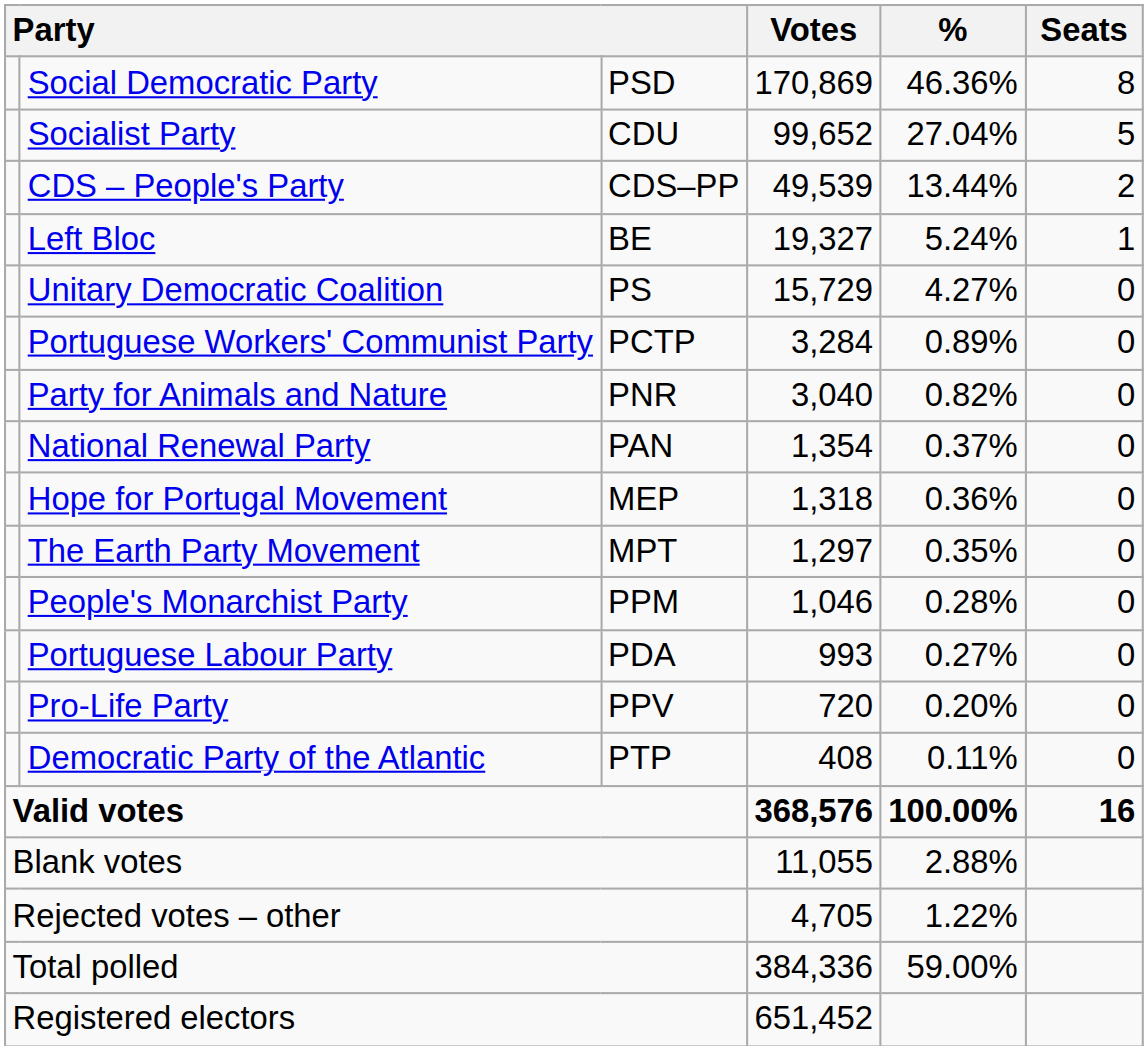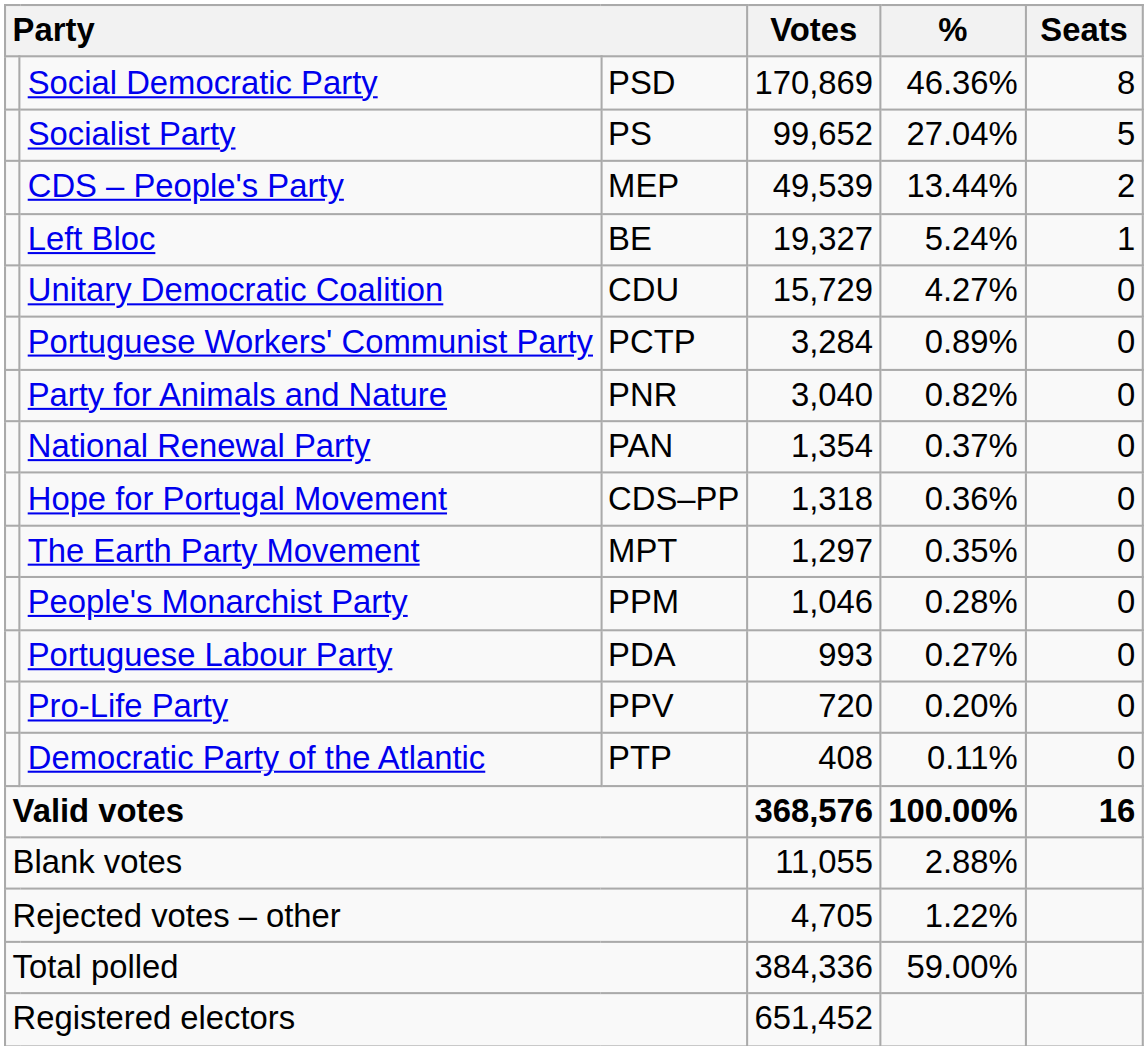(644, 134) CDU -> (630, 134) PS
(674, 186) CDS–PP -> (644, 186) MEP
(630, 290) PS -> (644, 290) CDU
(644, 498) MEP -> (674, 498) CDS–PP
